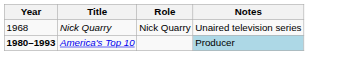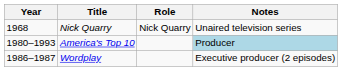(31, 43) bold -> (31, 43) normal
+ row: (81, 58)
